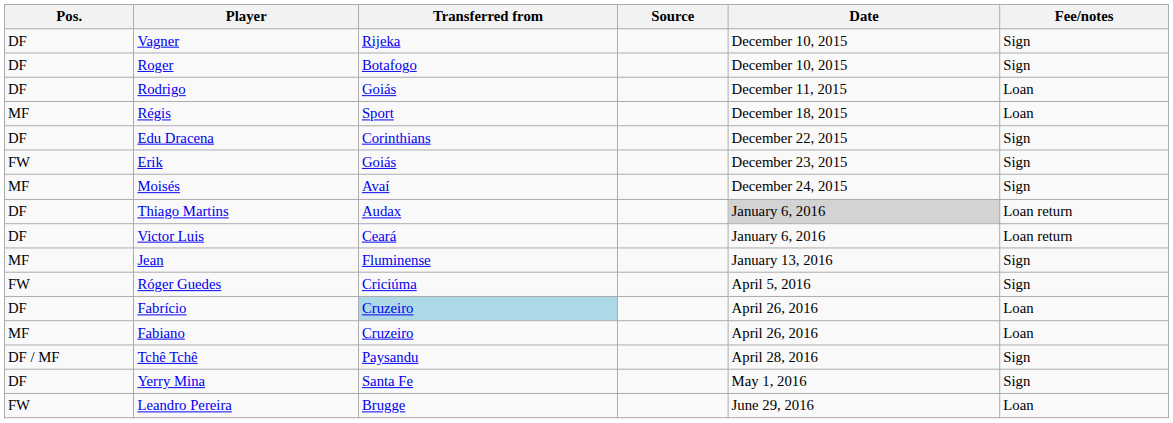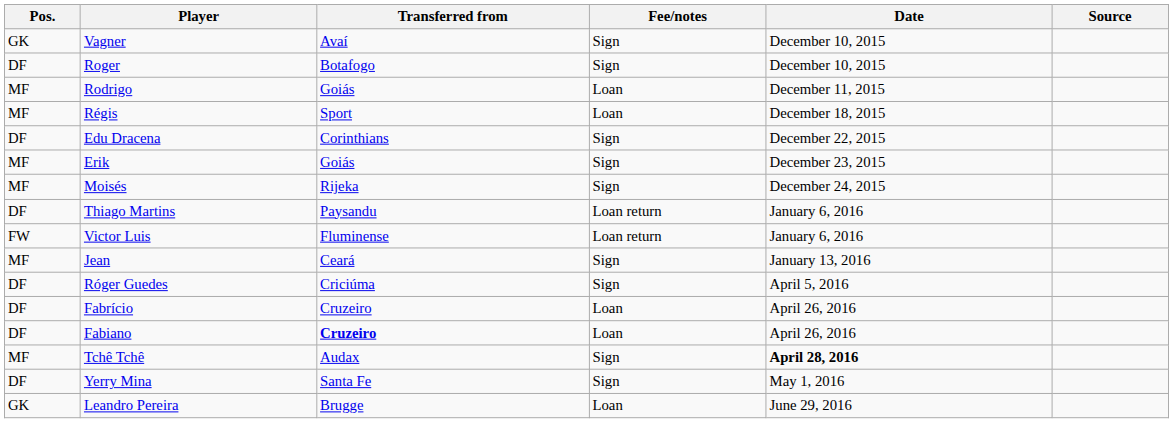columns swapped: (1084, 16) <-> (673, 16)
(17, 41) DF -> (19, 41) GK
(381, 41) Rijeka -> (334, 41) Avaí
(17, 89) DF -> (19, 89) MF
(19, 162) FW -> (19, 162) MF
(376, 187) Avaí -> (339, 187) Rijeka
(382, 211) Audax -> (348, 211) Paysandu
(778, 211) lightgrey background -> (816, 211) no background
(17, 235) DF -> (19, 235) FW
(379, 235) Ceará -> (354, 235) Fluminense
(396, 259) Fluminense -> (337, 259) Ceará
(19, 284) FW -> (17, 284) DF
(388, 308) lightblue background -> (346, 308) no background
(19, 332) MF -> (17, 332) DF
(388, 332) normal -> (348, 332) bold
(34, 357) DF / MF -> (19, 357) MF
(390, 357) Paysandu -> (340, 357) Audax
(775, 357) normal -> (814, 357) bold
(19, 405) FW -> (19, 405) GK
